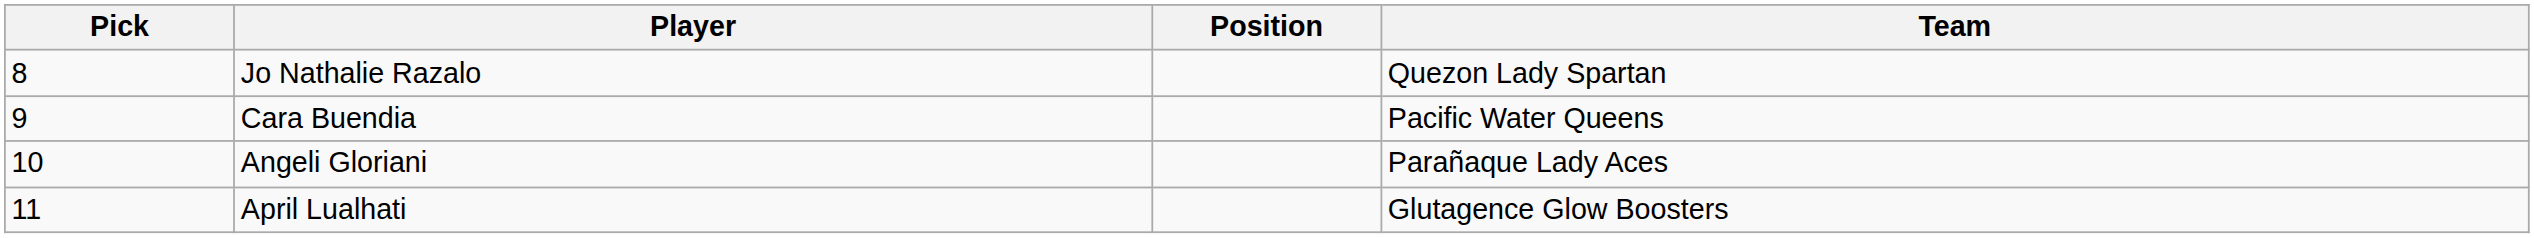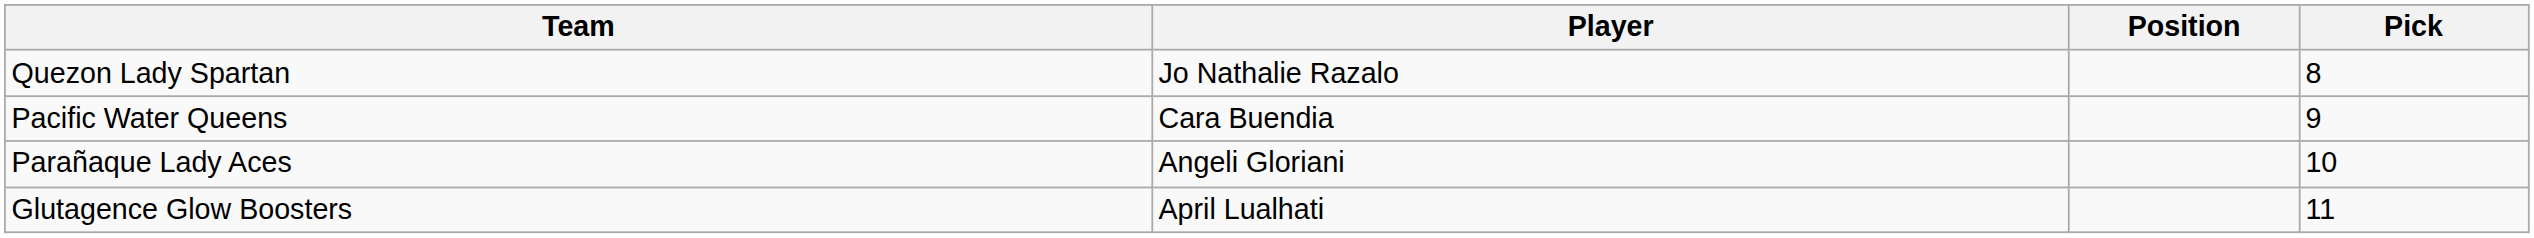columns swapped: (120, 27) <-> (1955, 27)
